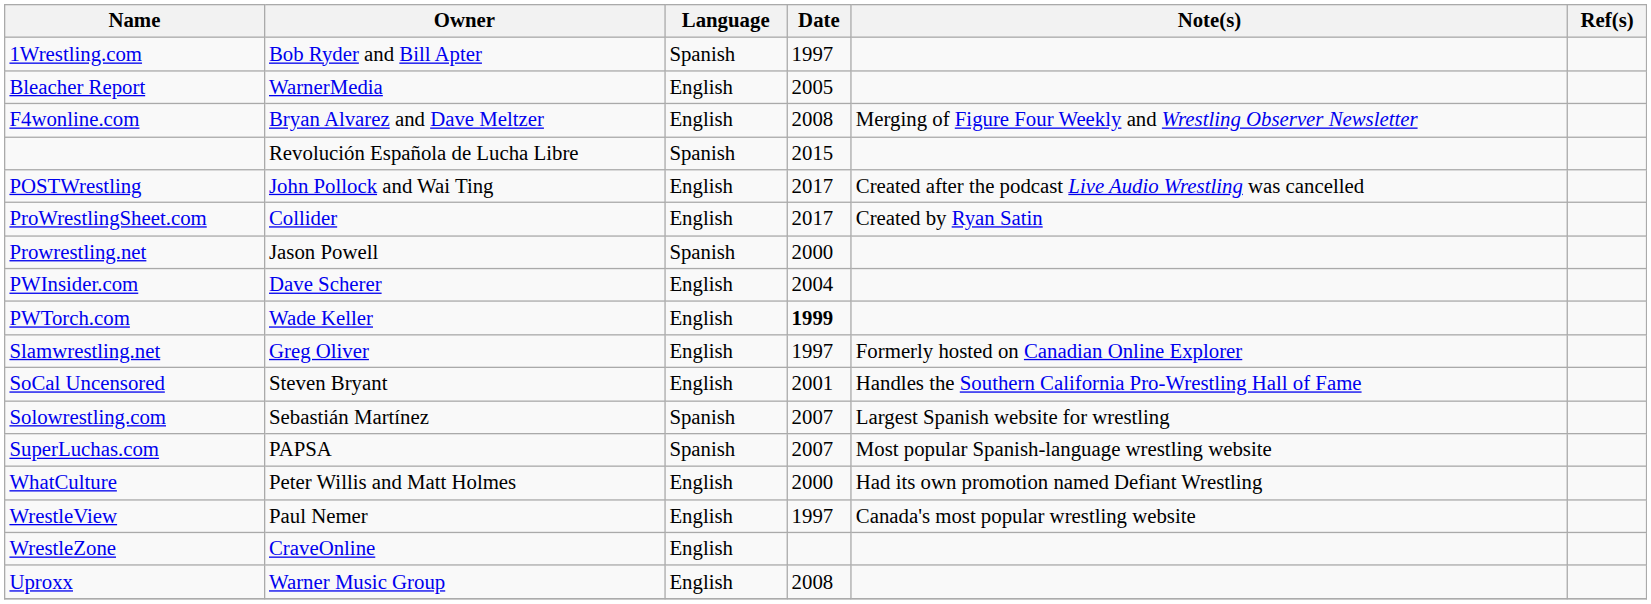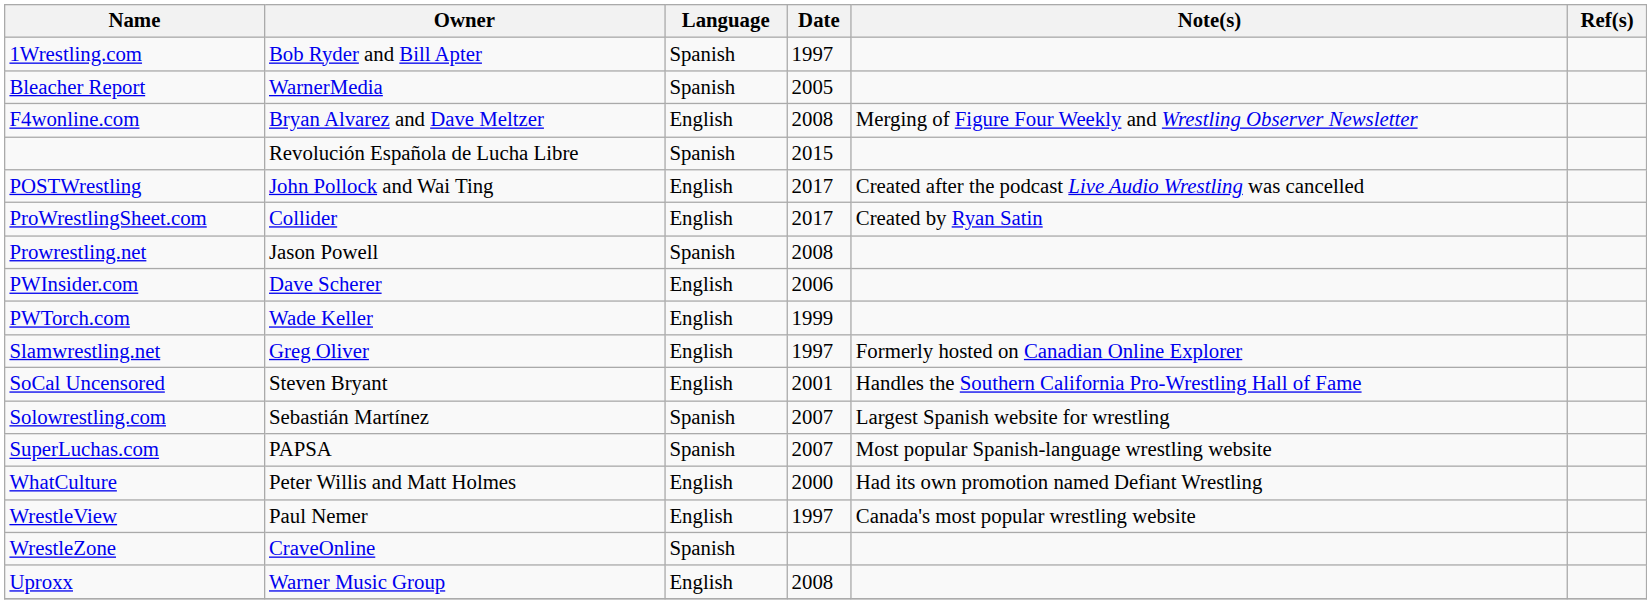(701, 86) English -> (702, 86) Spanish
(812, 251) 2000 -> (812, 251) 2008
(812, 284) 2004 -> (812, 284) 2006
(812, 317) bold -> (812, 317) normal
(701, 548) English -> (702, 548) Spanish
